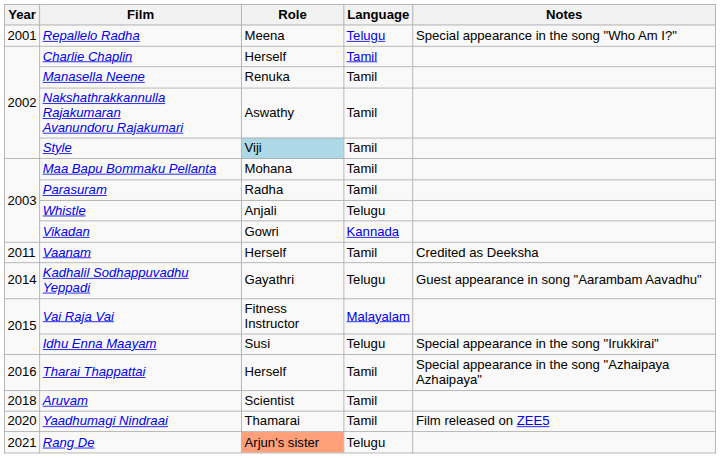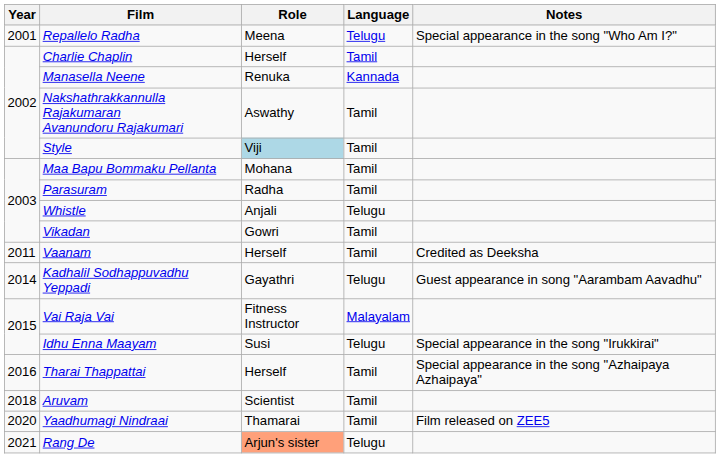(362, 77) Tamil -> (373, 77) Kannada
(373, 231) Kannada -> (362, 231) Tamil
